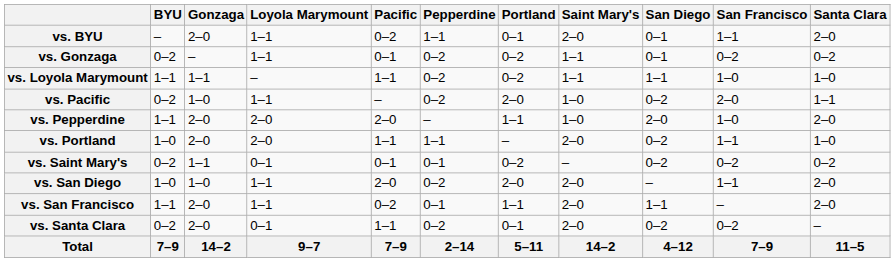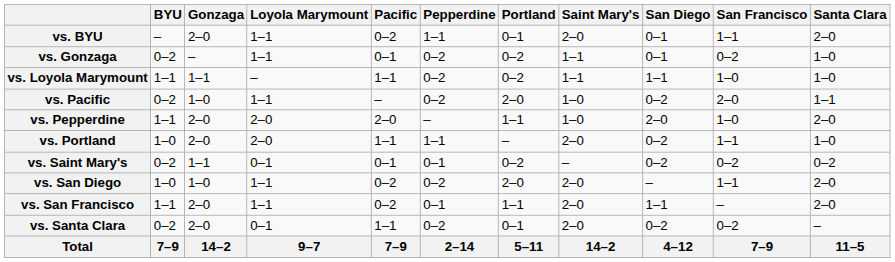(825, 57) 0–2 -> (825, 57) 1–0
(385, 183) 2–0 -> (385, 183) 0–2
